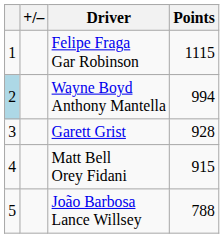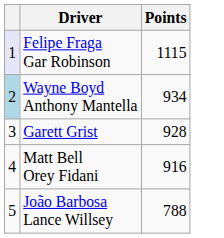- column: (34, 17)
(12, 52) no background -> (12, 52) lavender background
(203, 97) 994 -> (175, 97) 934
(203, 167) 915 -> (175, 167) 916
